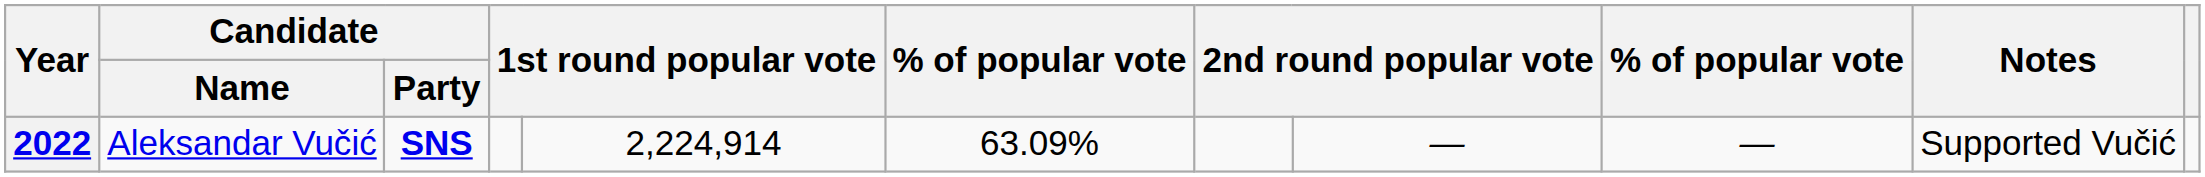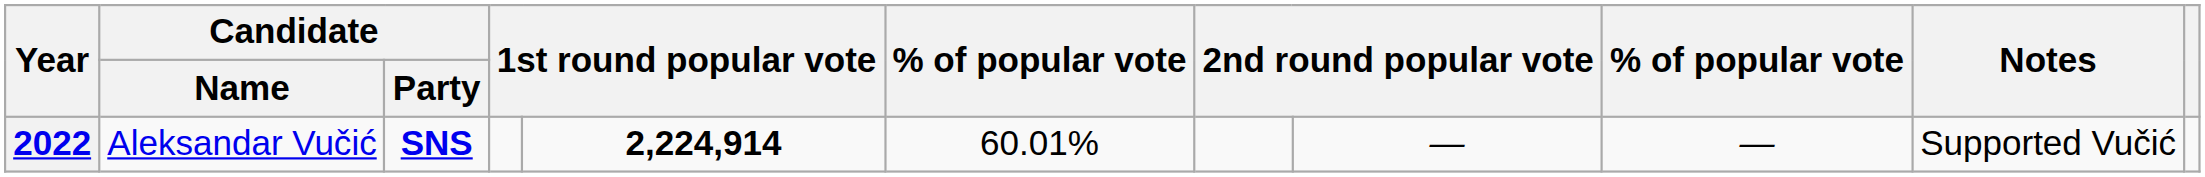(703, 143) normal -> (703, 143) bold
(1039, 143) 63.09% -> (1039, 143) 60.01%
